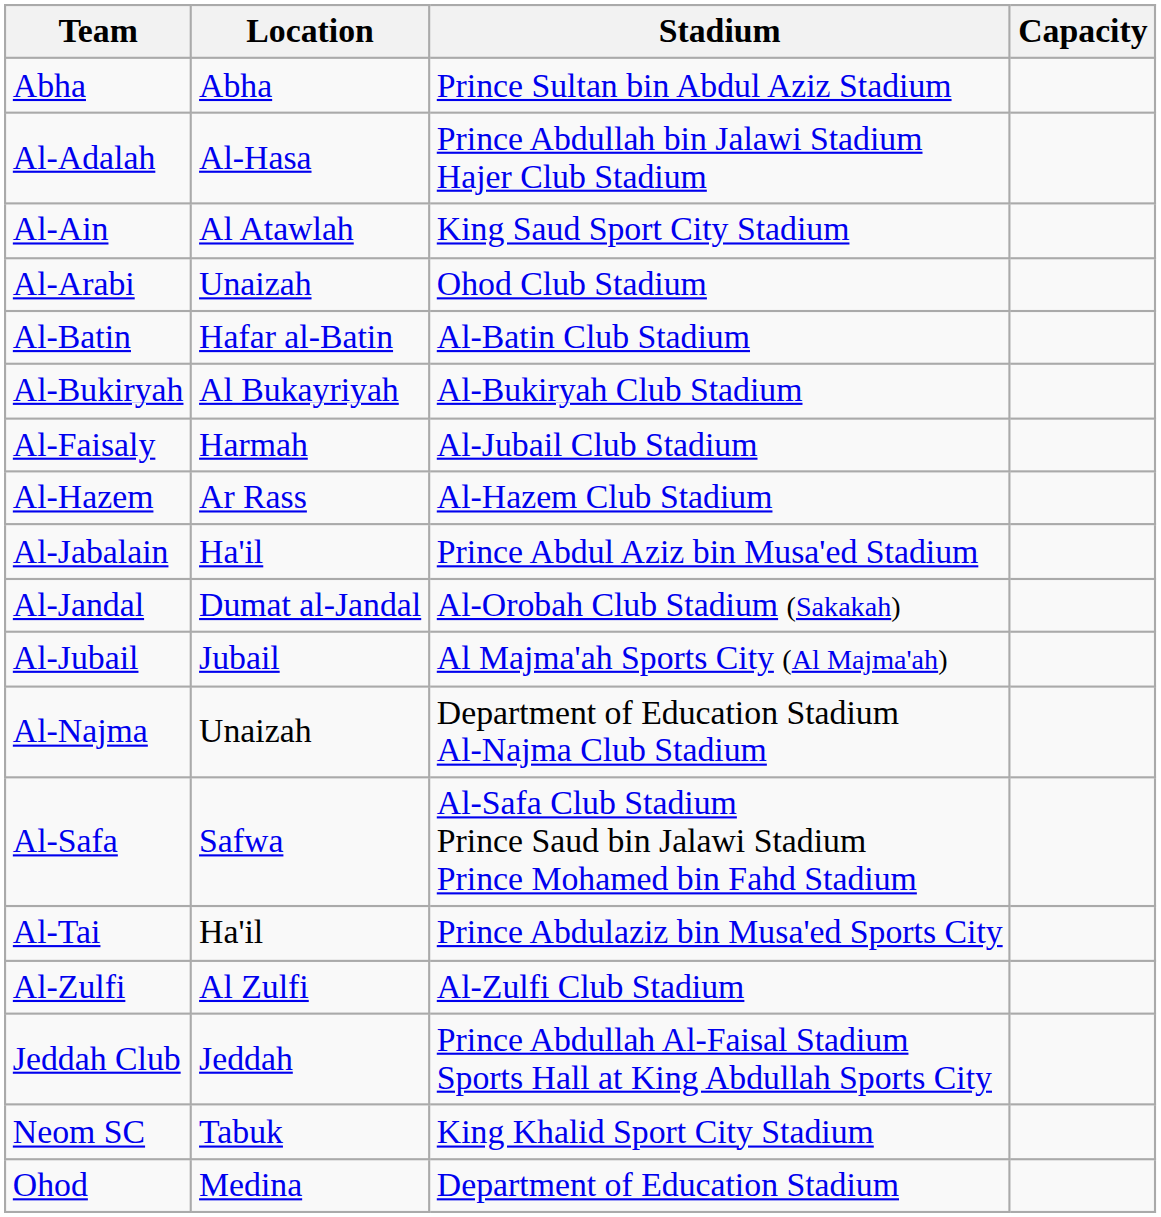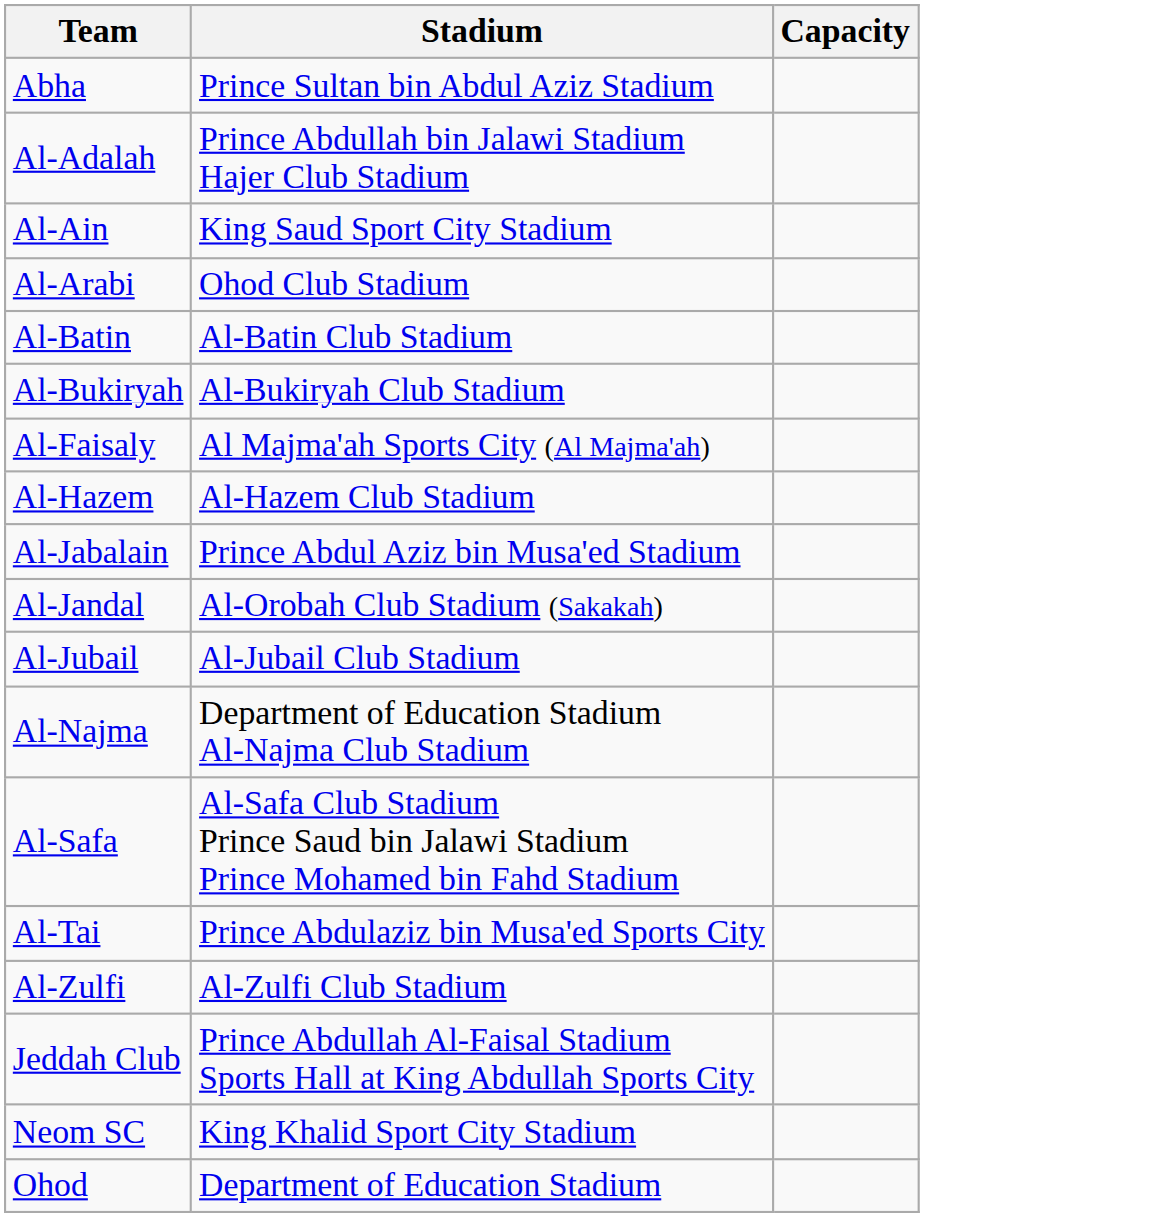- column: (310, 31)
(597, 444) Al-Jubail Club Stadium -> (454, 444) Al Majma'ah Sports City (Al Majma'ah)
(692, 658) Al Majma'ah Sports City (Al Majma'ah) -> (359, 658) Al-Jubail Club Stadium
